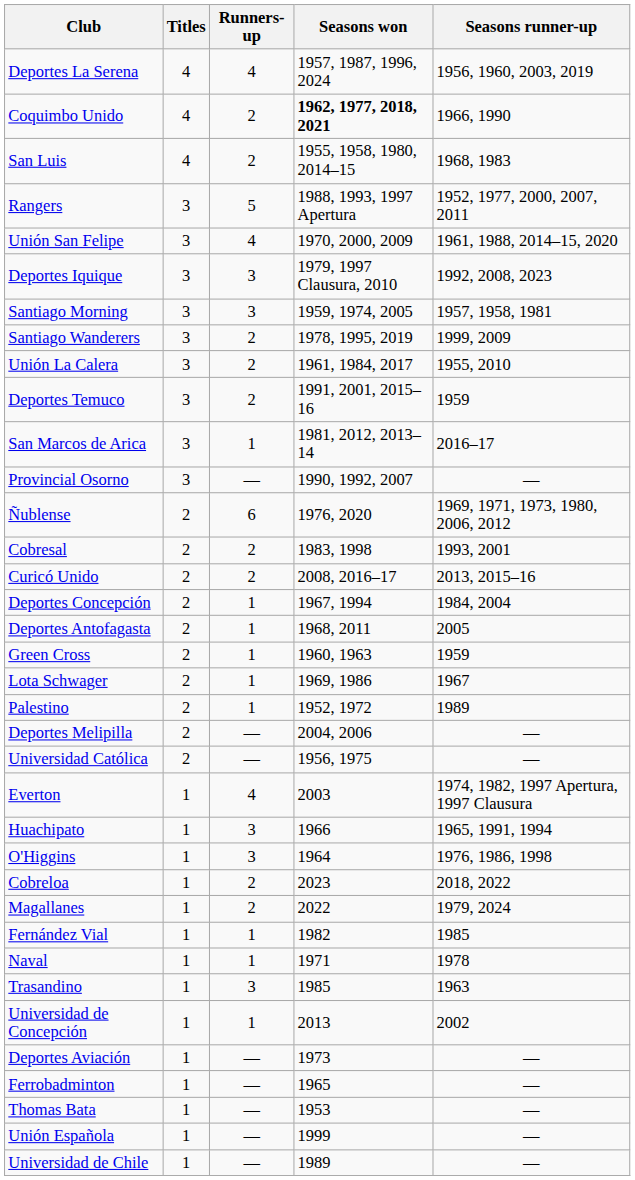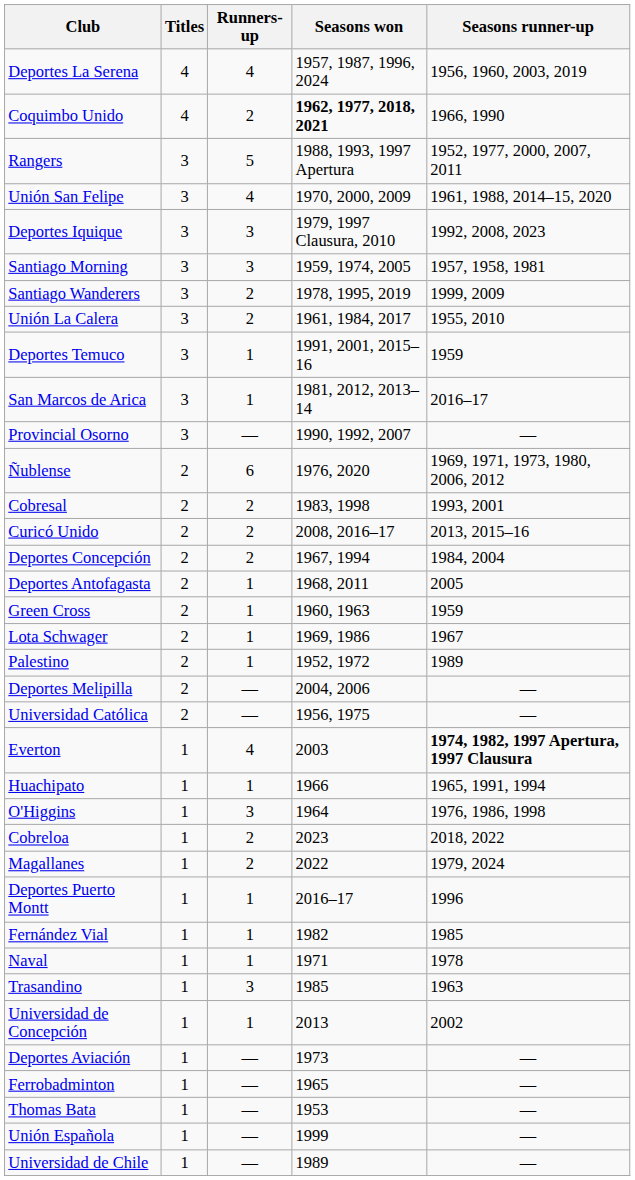- row: (37, 160)
(252, 399) 2 -> (250, 354) 1
(252, 602) 1 -> (250, 557) 2
(527, 794) normal -> (525, 750) bold
(252, 830) 3 -> (250, 785) 1
+ row: (62, 899)
